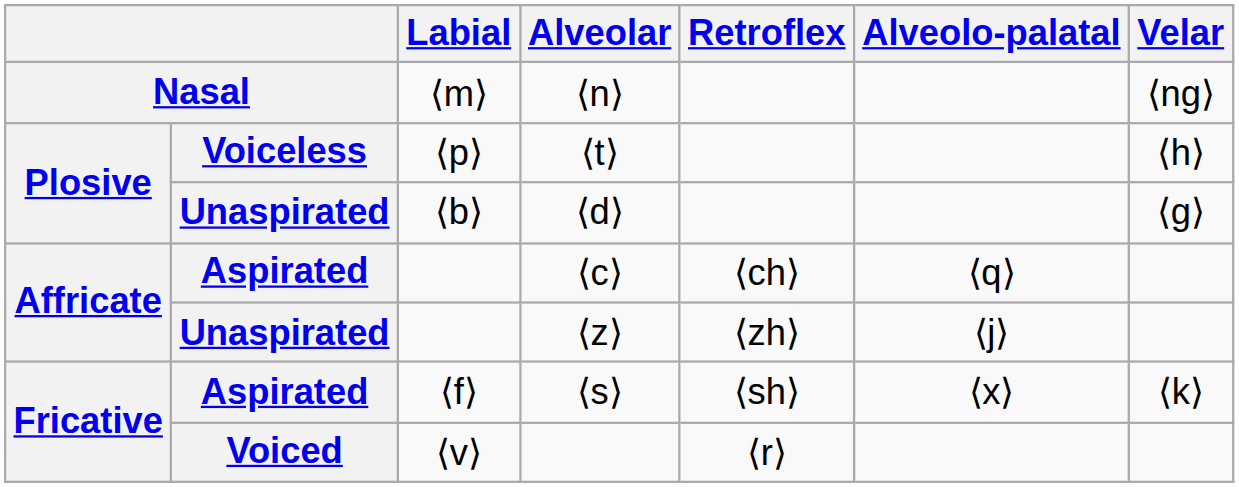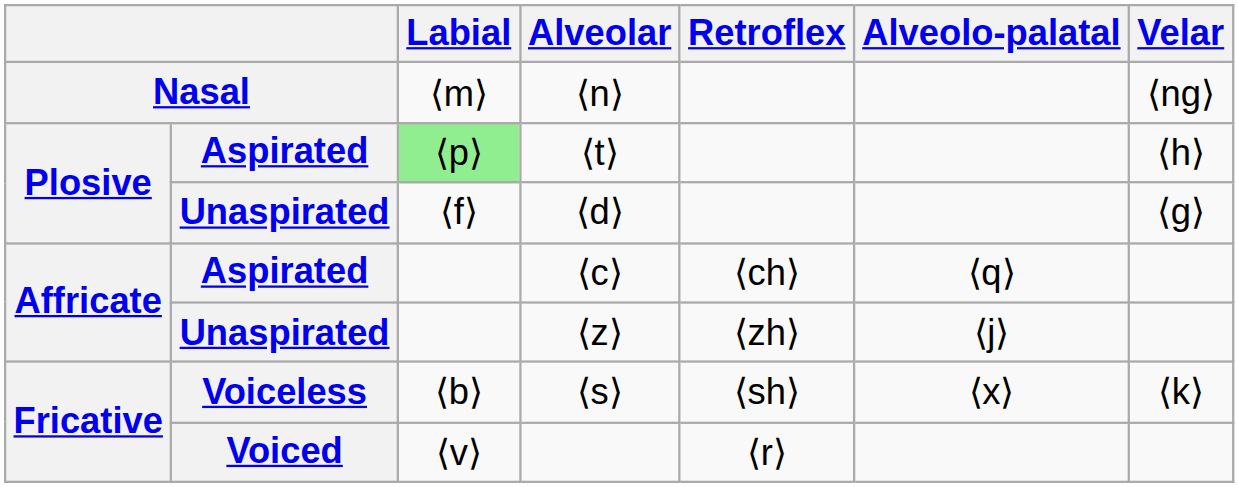(285, 151) Voiceless -> (285, 151) Aspirated
(459, 153) no background -> (459, 153) lightgreen background
(459, 212) ⟨b⟩ -> (459, 212) ⟨f⟩
(285, 391) Aspirated -> (285, 391) Voiceless
(459, 392) ⟨f⟩ -> (459, 392) ⟨b⟩
